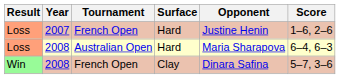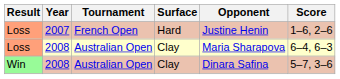(169, 47) Hard -> (168, 47) Clay
(106, 64) French Open -> (113, 64) Australian Open
